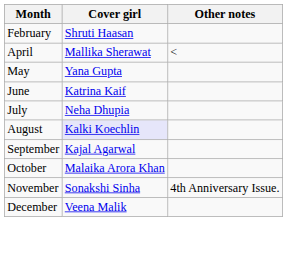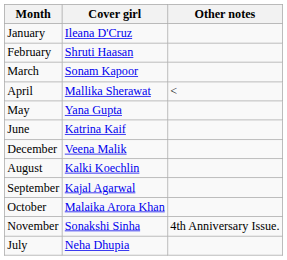+ row: (26, 33)
+ row: (23, 71)
rows swapped: (17, 110) <-> (32, 206)
(102, 129) lavender background -> (102, 168) no background
